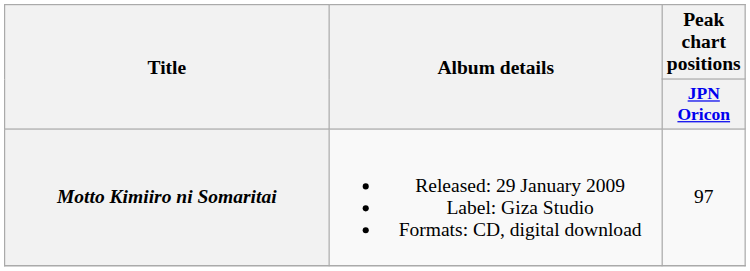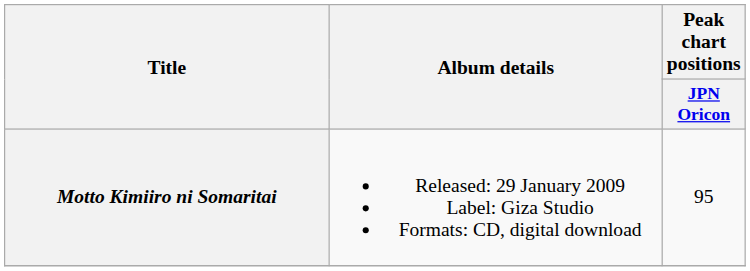(704, 197) 97 -> (704, 197) 95
